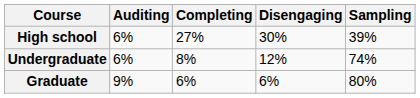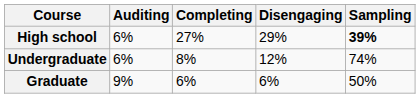(273, 37) 30% -> (273, 37) 29%
(363, 37) normal -> (363, 37) bold
(363, 81) 80% -> (363, 81) 50%
